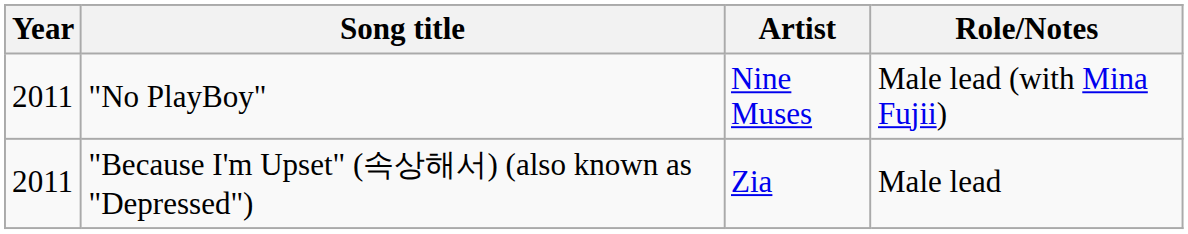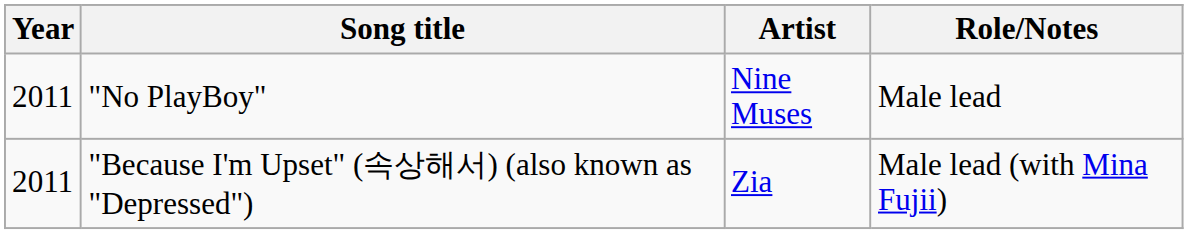(1013, 95) Male lead (with Mina Fujii) -> (940, 95) Male lead
(940, 182) Male lead -> (1013, 182) Male lead (with Mina Fujii)
